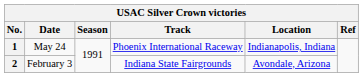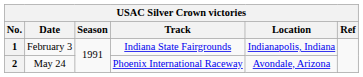(50, 47) May 24 -> (50, 47) February 3
(178, 47) Phoenix International Raceway -> (178, 47) Indiana State Fairgrounds
(50, 64) February 3 -> (50, 64) May 24
(178, 64) Indiana State Fairgrounds -> (178, 64) Phoenix International Raceway
